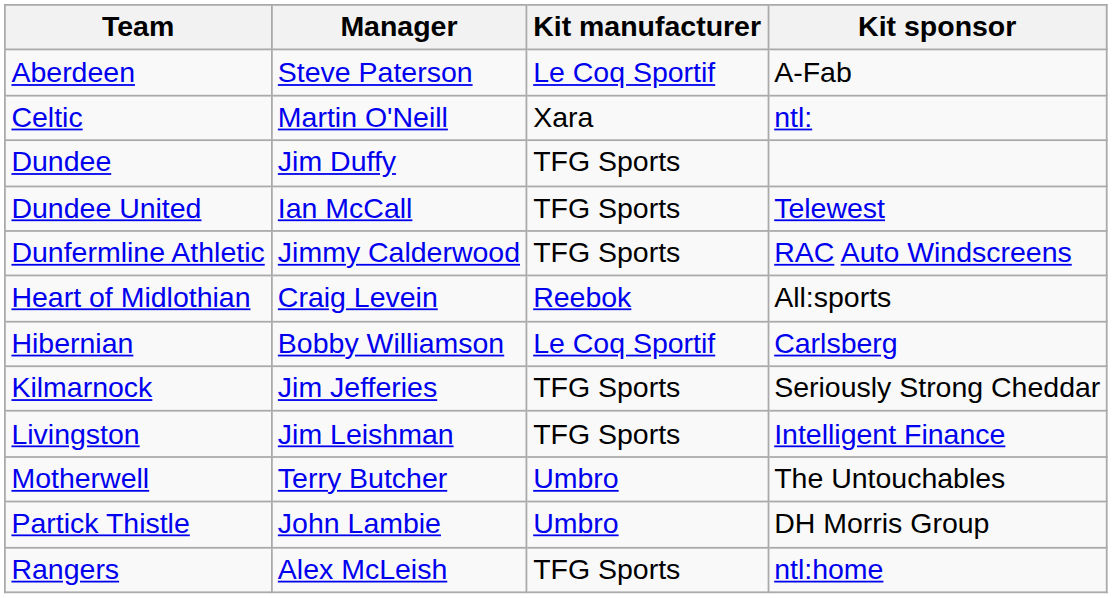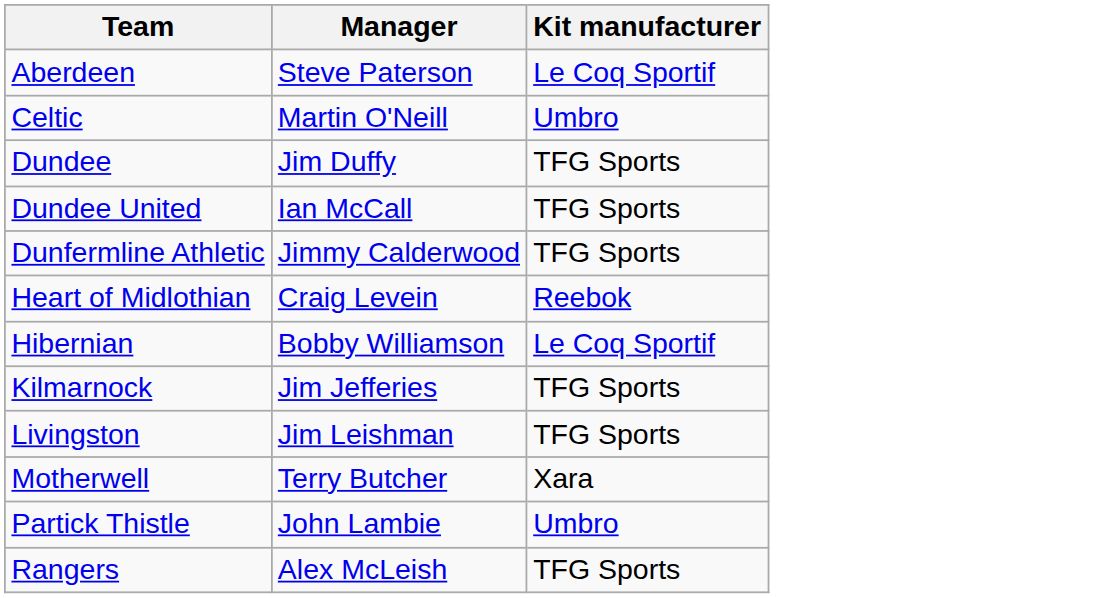- column: (937, 27)
(563, 117) Xara -> (576, 117) Umbro
(576, 478) Umbro -> (563, 478) Xara
